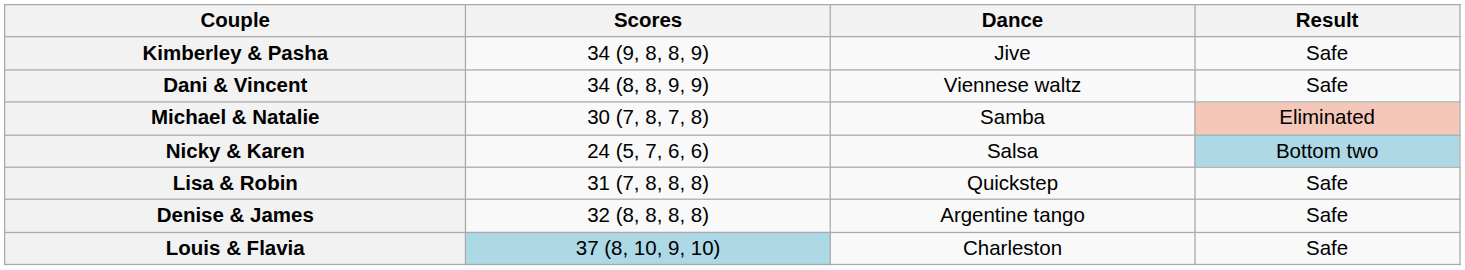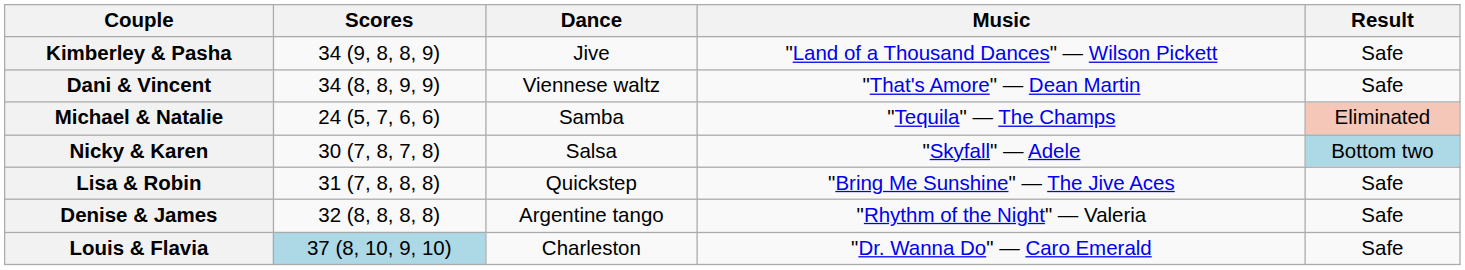+ column: (1001, 20)
(648, 118) 30 (7, 8, 7, 8) -> (379, 118) 24 (5, 7, 6, 6)
(648, 150) 24 (5, 7, 6, 6) -> (379, 150) 30 (7, 8, 7, 8)
